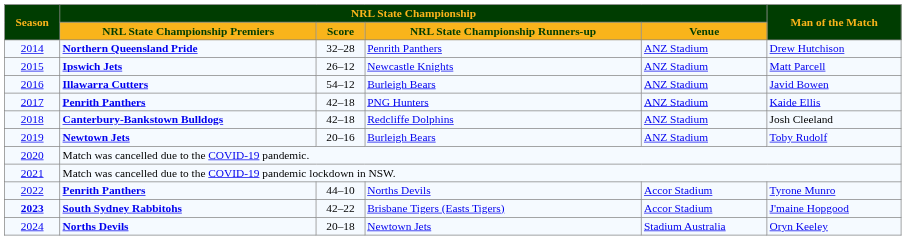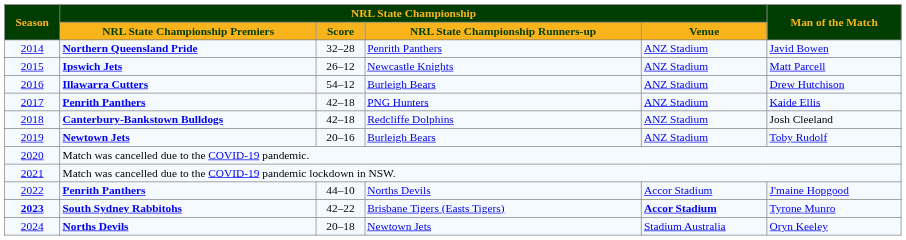(807, 48) Drew Hutchison -> (799, 48) Javid Bowen
(799, 84) Javid Bowen -> (807, 84) Drew Hutchison
(803, 190) Tyrone Munro -> (809, 190) J'maine Hopgood
(678, 208) normal -> (680, 208) bold
(809, 208) J'maine Hopgood -> (803, 208) Tyrone Munro
